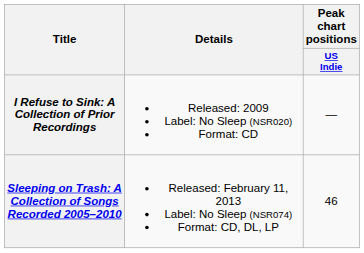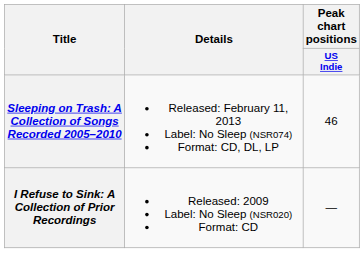rows swapped: (65, 114) <-> (65, 201)
